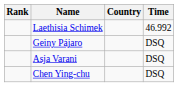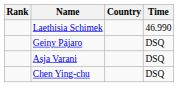(158, 27) 46.992 -> (158, 27) 46.990
